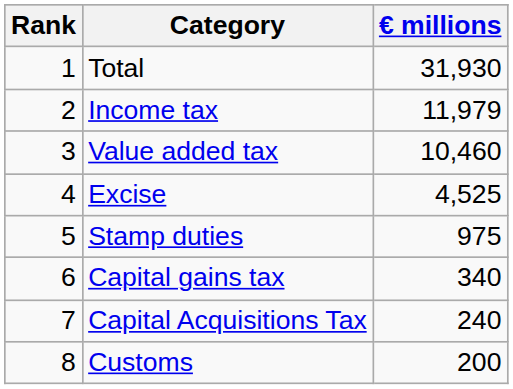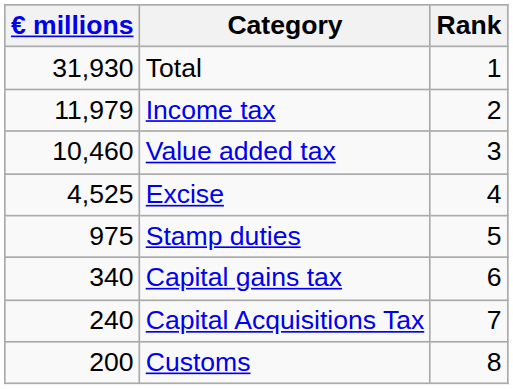columns swapped: (43, 25) <-> (440, 25)
